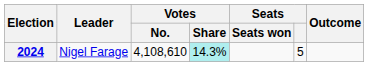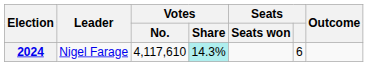(160, 52) 4,108,610 -> (160, 52) 4,117,610
(300, 52) 5 -> (299, 52) 6
